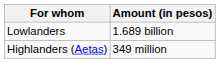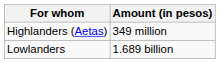rows swapped: (57, 49) <-> (36, 31)
